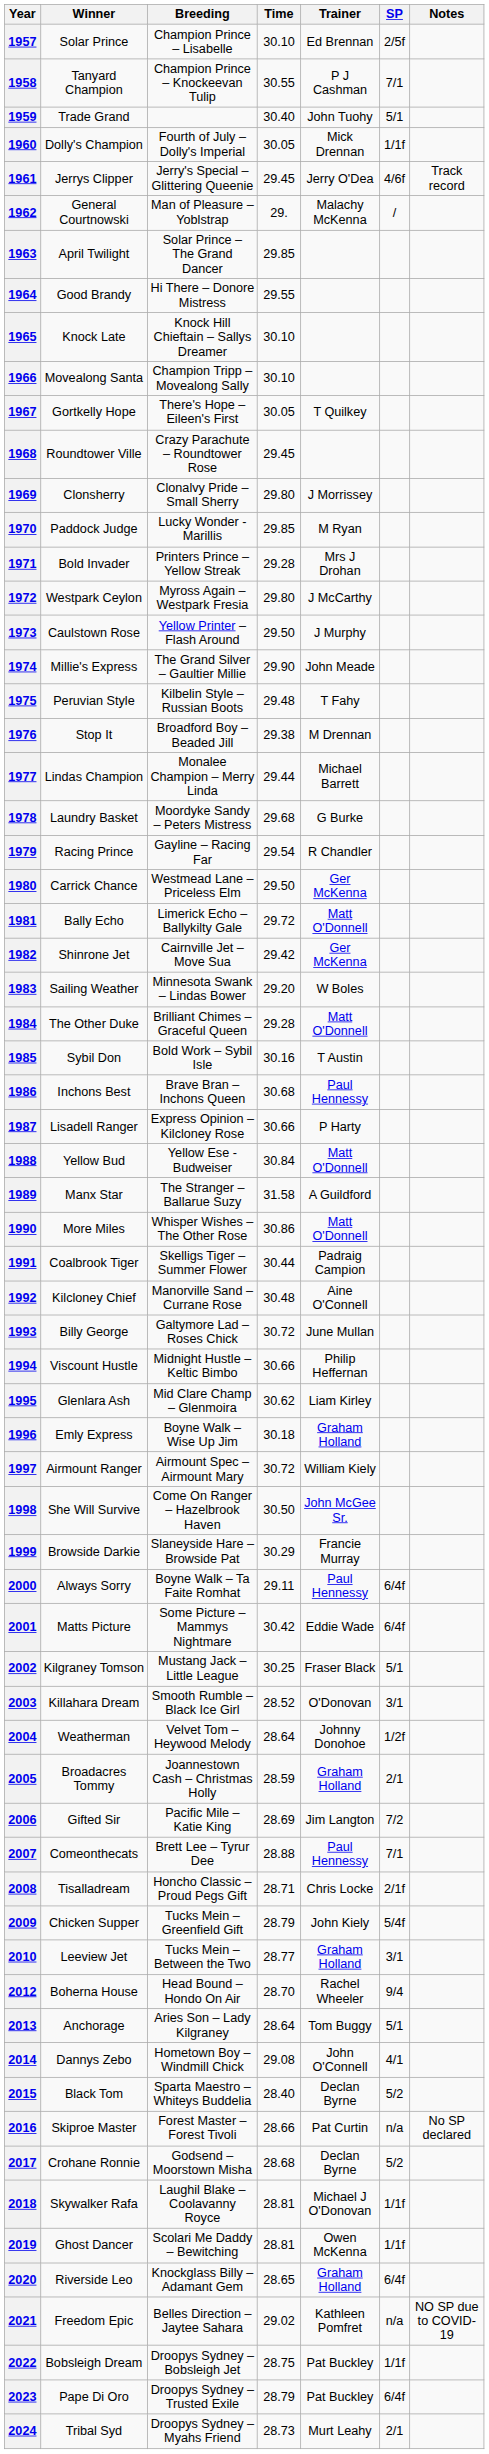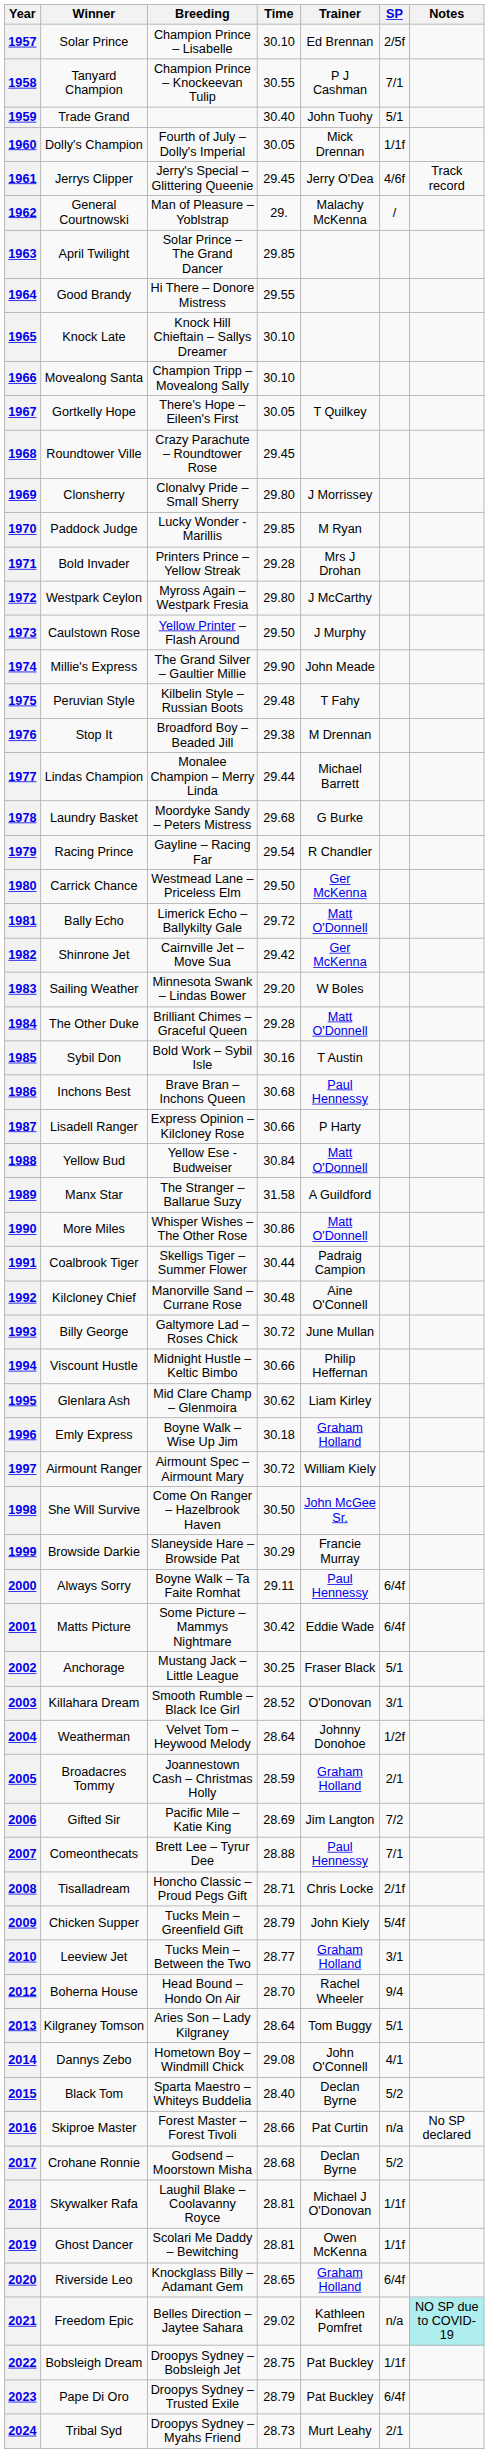(94, 1668) Kilgraney Tomson -> (94, 1668) Anchorage
(94, 2025) Anchorage -> (94, 2025) Kilgraney Tomson
(447, 2321) no background -> (447, 2321) paleturquoise background
